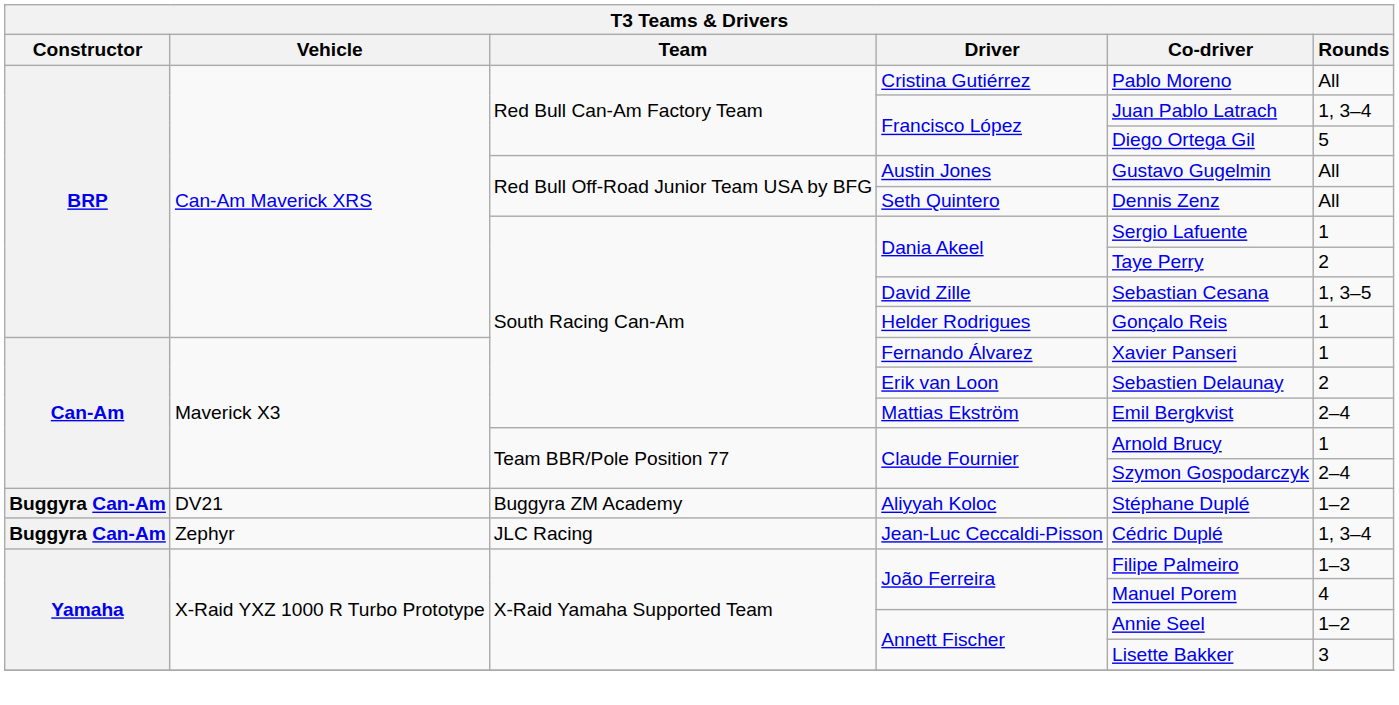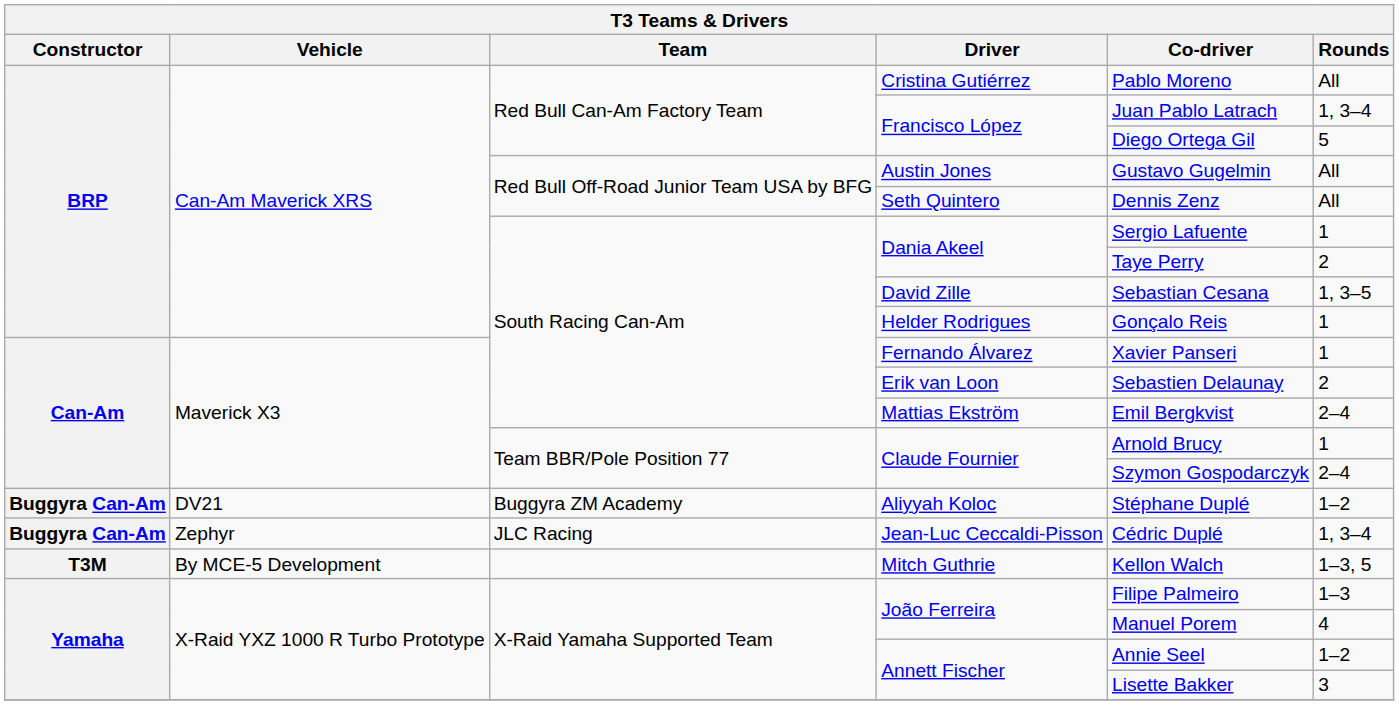+ row: (683, 563)
